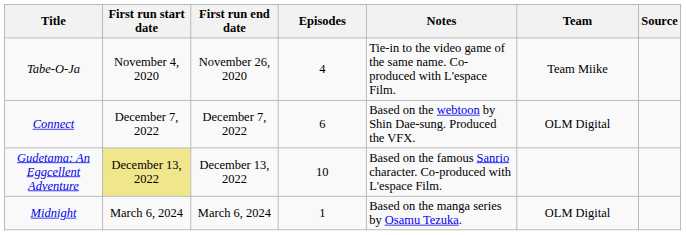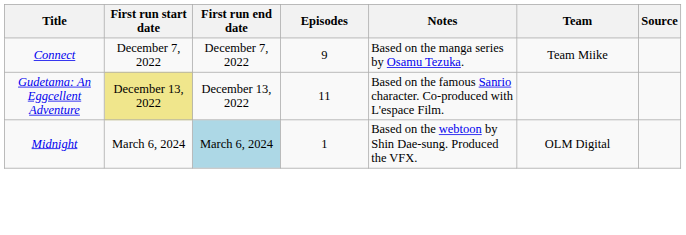- row: (53, 69)
(322, 124) 6 -> (324, 55) 9
(433, 124) Based on the webtoon by Shin Dae-sung. Produced the VFX. -> (437, 55) Based on the manga series by Osamu Tezuka.
(578, 124) OLM Digital -> (578, 55) Team Miike
(322, 172) 10 -> (324, 96) 11
(234, 212) no background -> (236, 143) lightblue background
(435, 212) Based on the manga series by Osamu Tezuka. -> (435, 143) Based on the webtoon by Shin Dae-sung. Produced the VFX.
